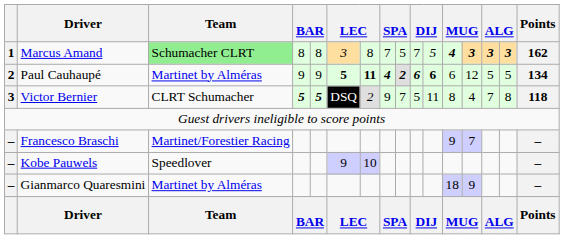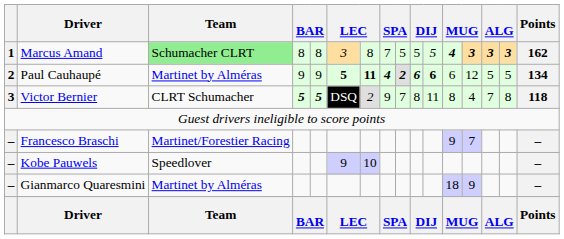(417, 52) 7 -> (417, 52) 5
(417, 96) 5 -> (417, 96) 8
